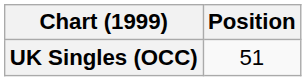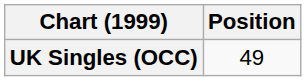(252, 57) 51 -> (252, 57) 49
